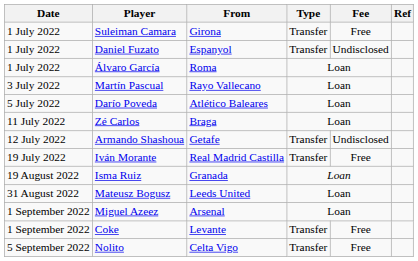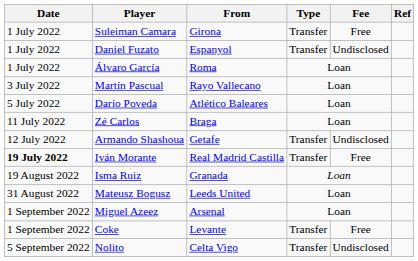(36, 157) normal -> (37, 157) bold
(361, 247) Free -> (361, 247) Undisclosed
